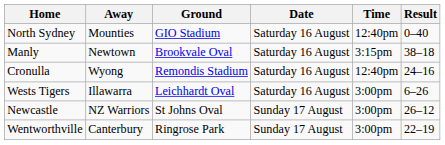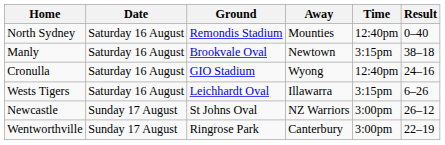columns swapped: (119, 14) <-> (301, 14)
(188, 33) GIO Stadium -> (236, 33) Remondis Stadium
(201, 71) Remondis Stadium -> (222, 71) GIO Stadium
(374, 91) 3:00pm -> (374, 91) 3:15pm
